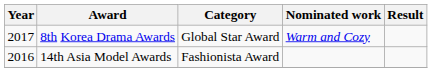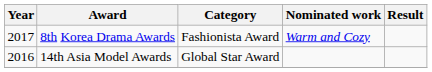(230, 36) Global Star Award -> (230, 36) Fashionista Award
(230, 57) Fashionista Award -> (230, 57) Global Star Award
